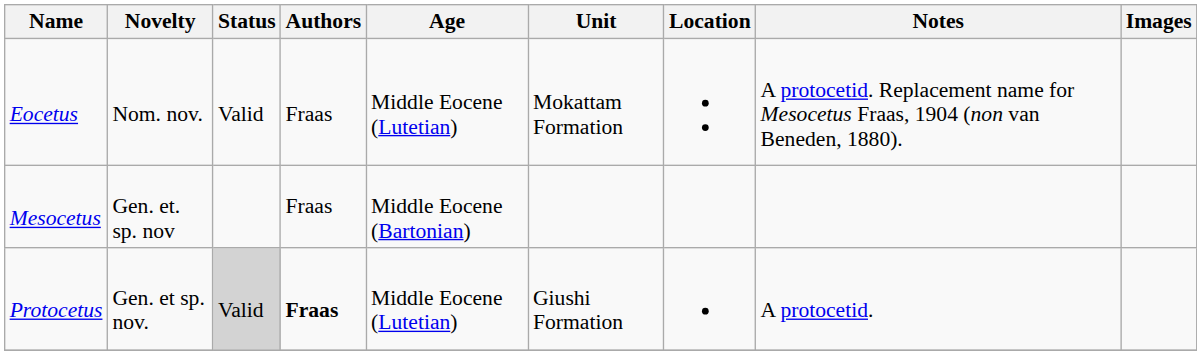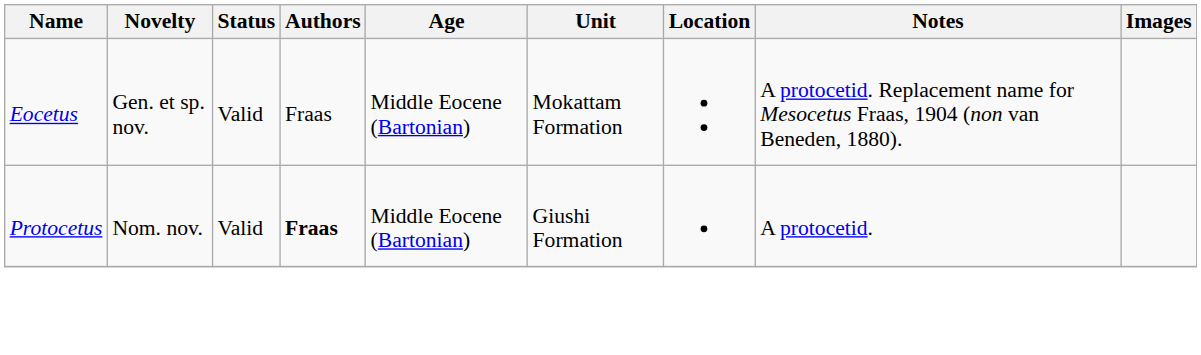(158, 113) Nom. nov. -> (159, 113) Gen. et sp. nov.
(437, 113) Middle Eocene (Lutetian) -> (436, 113) Middle Eocene (Bartonian)
- row: (55, 218)
(159, 310) Gen. et sp. nov. -> (158, 227) Nom. nov.
(241, 310) lightgrey background -> (240, 227) no background
(437, 310) Middle Eocene (Lutetian) -> (436, 227) Middle Eocene (Bartonian)
